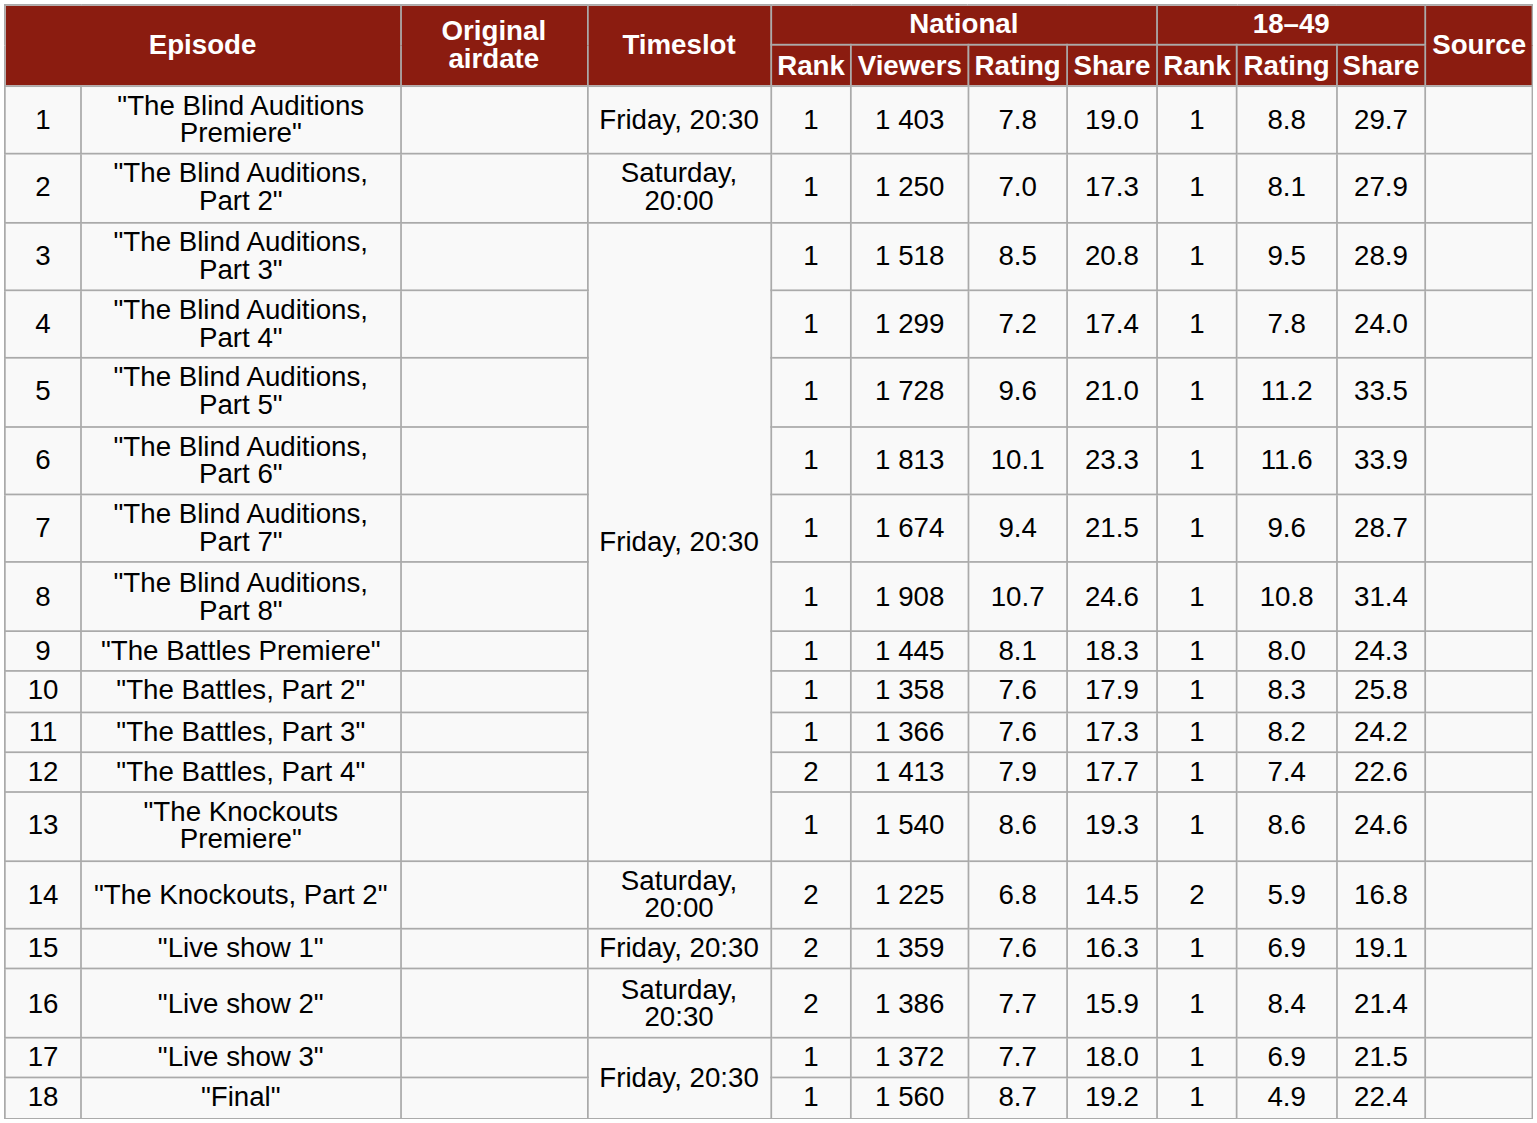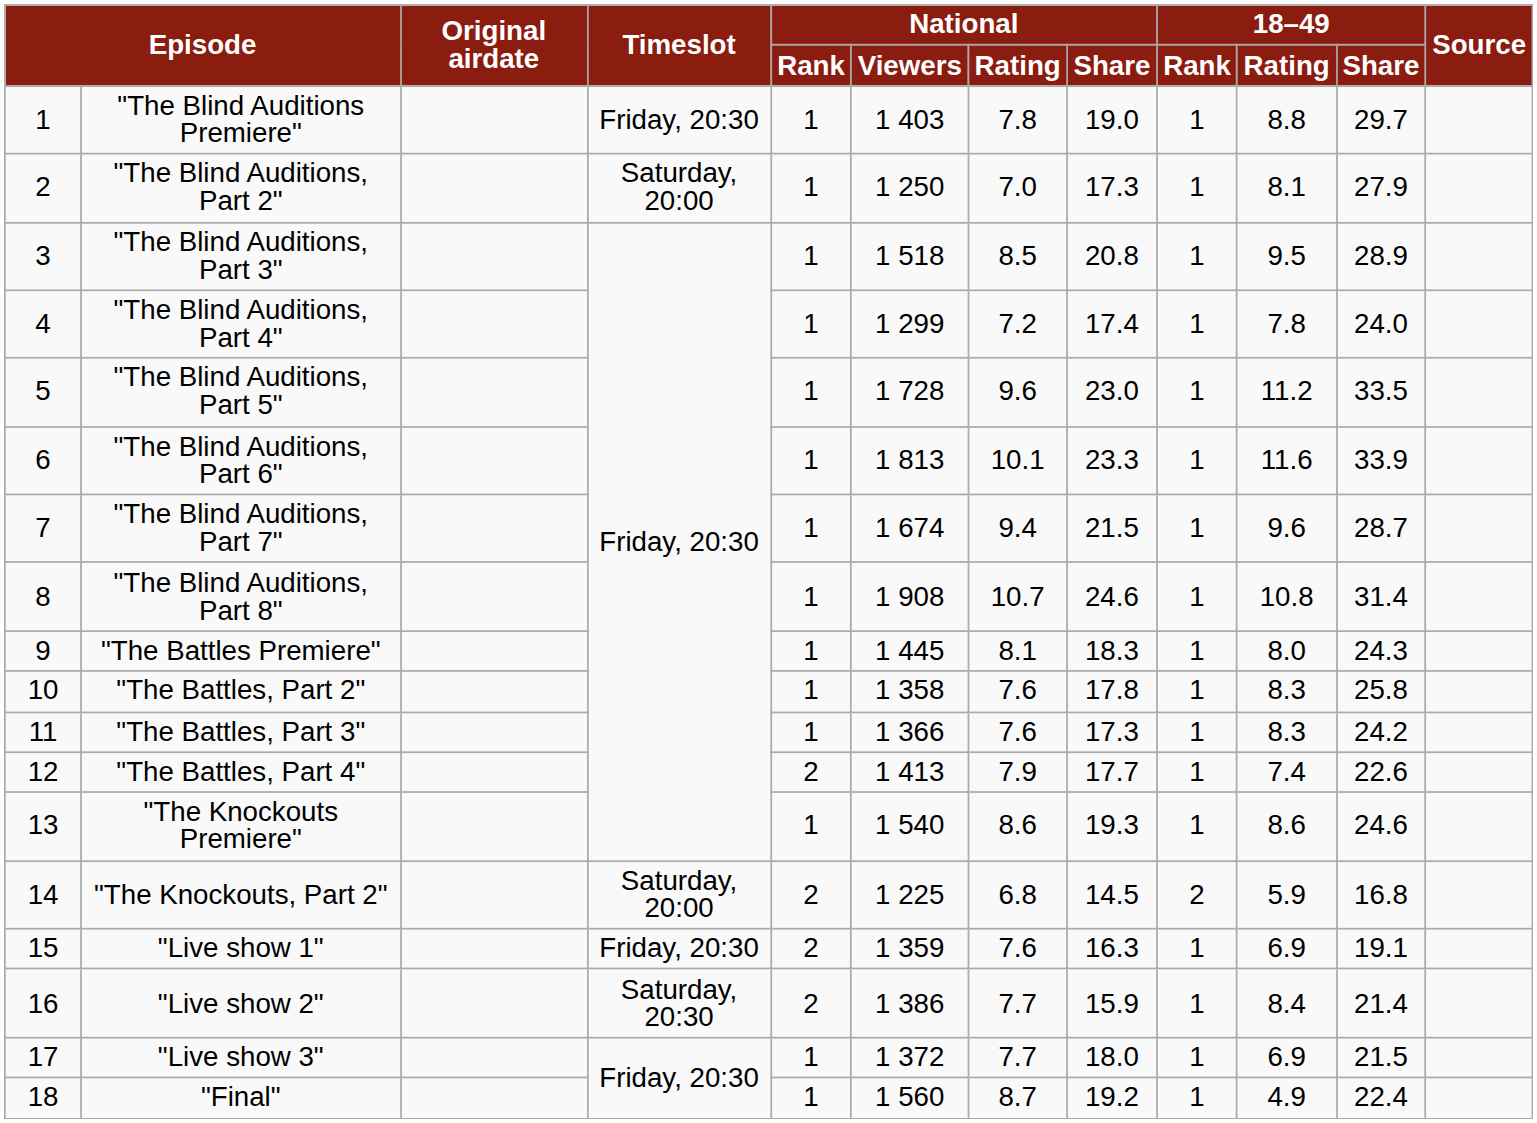(1112, 391) 21.0 -> (1112, 391) 23.0
(1112, 690) 17.9 -> (1112, 690) 17.8
(1287, 731) 8.2 -> (1287, 731) 8.3
